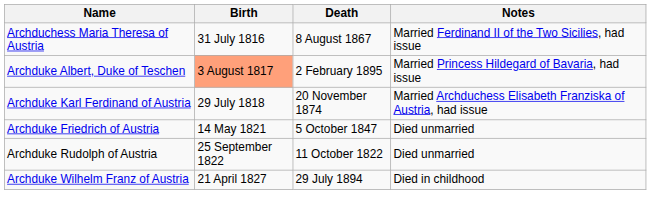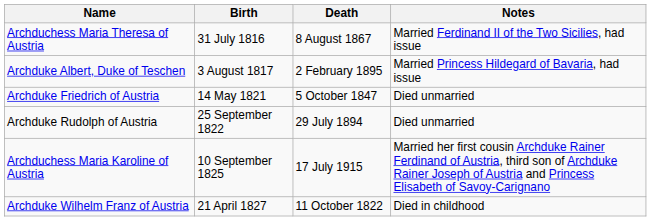(235, 71) lightsalmon background -> (235, 71) no background
- row: (99, 103)
(339, 154) 11 October 1822 -> (329, 122) 29 July 1894
+ row: (88, 167)
(329, 179) 29 July 1894 -> (339, 206) 11 October 1822
